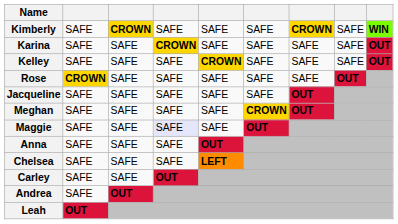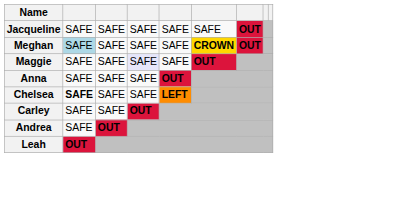- row: (34, 29)
- row: (34, 45)
- row: (34, 62)
- row: (34, 78)
(79, 111) no background -> (79, 45) lightblue background
(79, 161) normal -> (79, 95) bold
